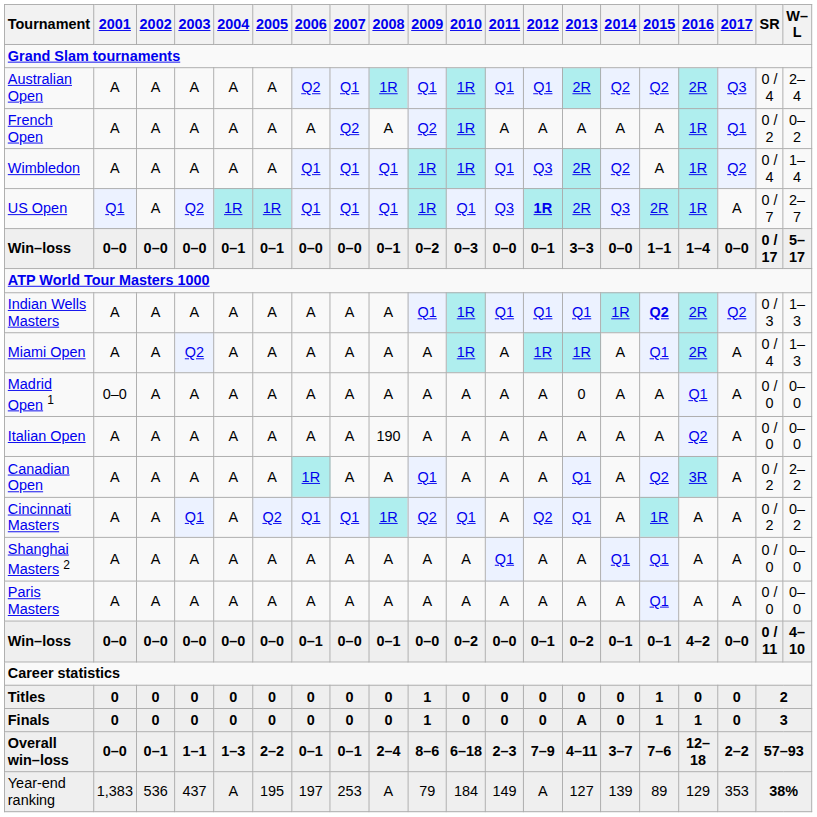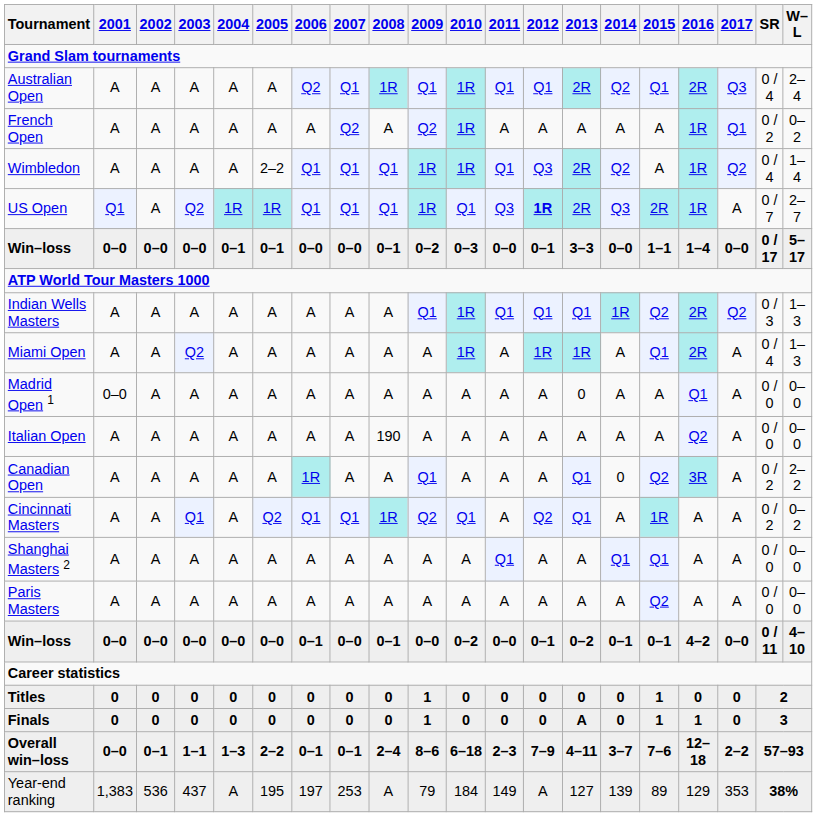(659, 87) Q2 -> (659, 87) Q1
(272, 168) A -> (272, 168) 2–2
(659, 311) bold -> (659, 311) normal
(620, 476) A -> (620, 476) 0
(659, 600) Q1 -> (659, 600) Q2
